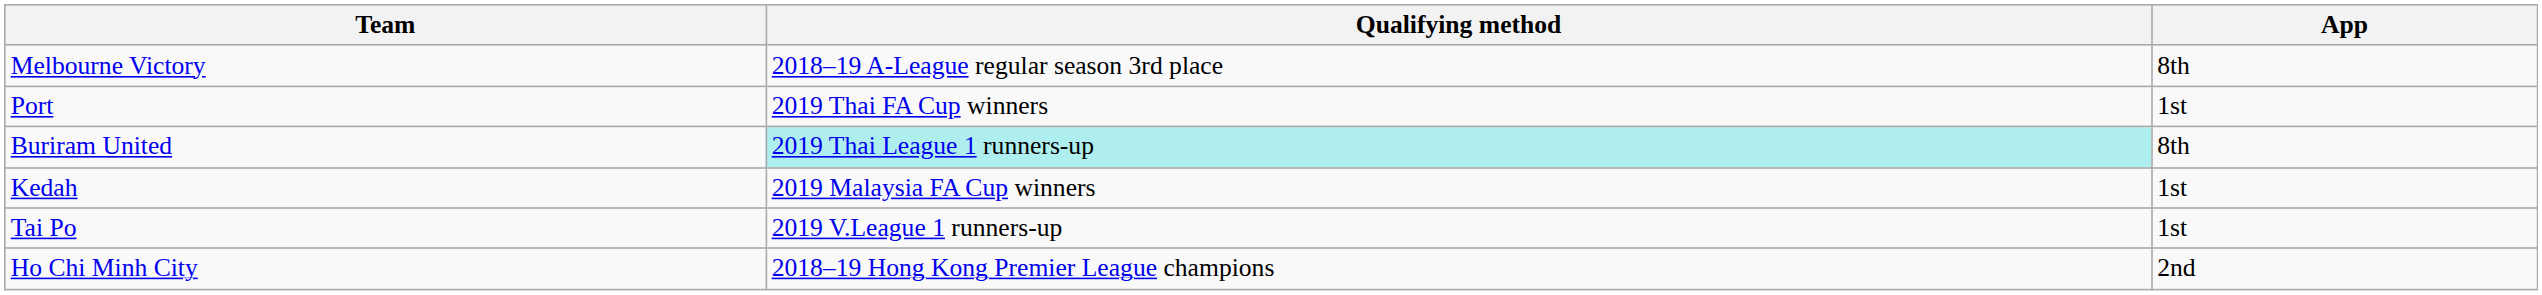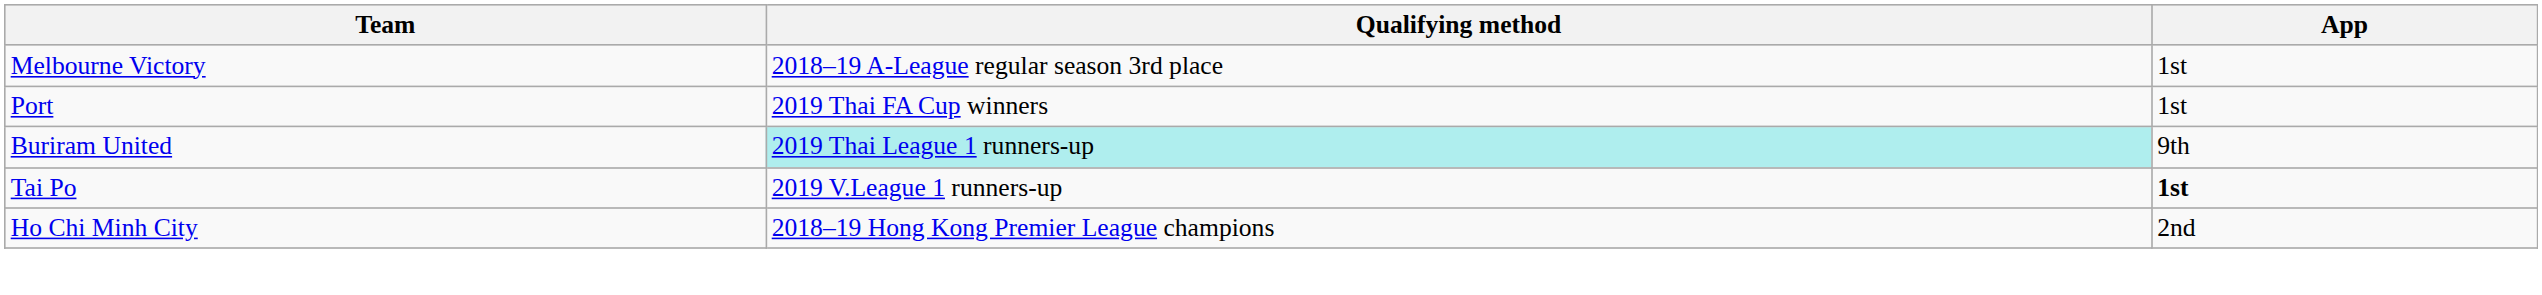(2174, 65) 8th -> (2172, 65) 1st
(2174, 146) 8th -> (2174, 146) 9th
- row: (44, 187)
(2172, 227) normal -> (2173, 187) bold
